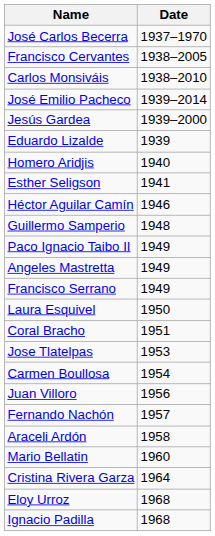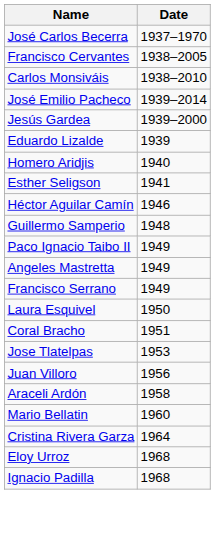- row: (58, 373)
- row: (61, 415)
